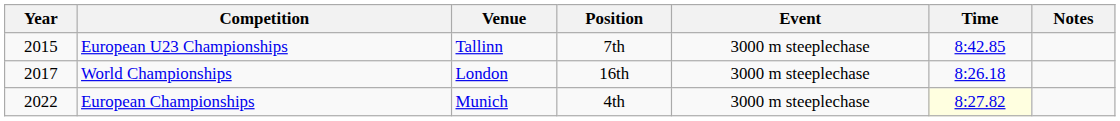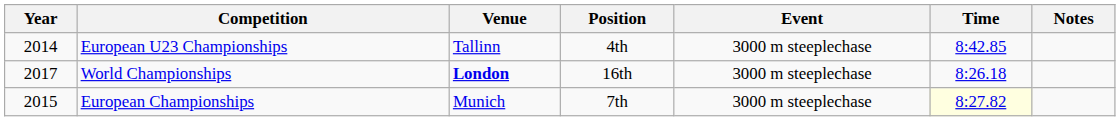(41, 46) 2015 -> (41, 46) 2014
(614, 46) 7th -> (617, 46) 4th
(482, 74) normal -> (481, 74) bold
(41, 102) 2022 -> (41, 102) 2015
(614, 102) 4th -> (617, 102) 7th
